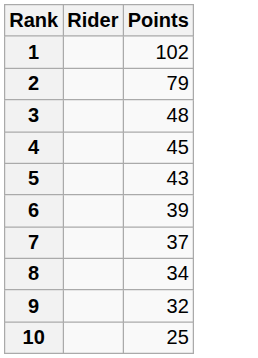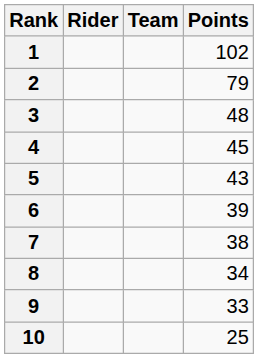+ column: (153, 20)
(178, 242) 37 -> (238, 242) 38
(178, 305) 32 -> (238, 305) 33
